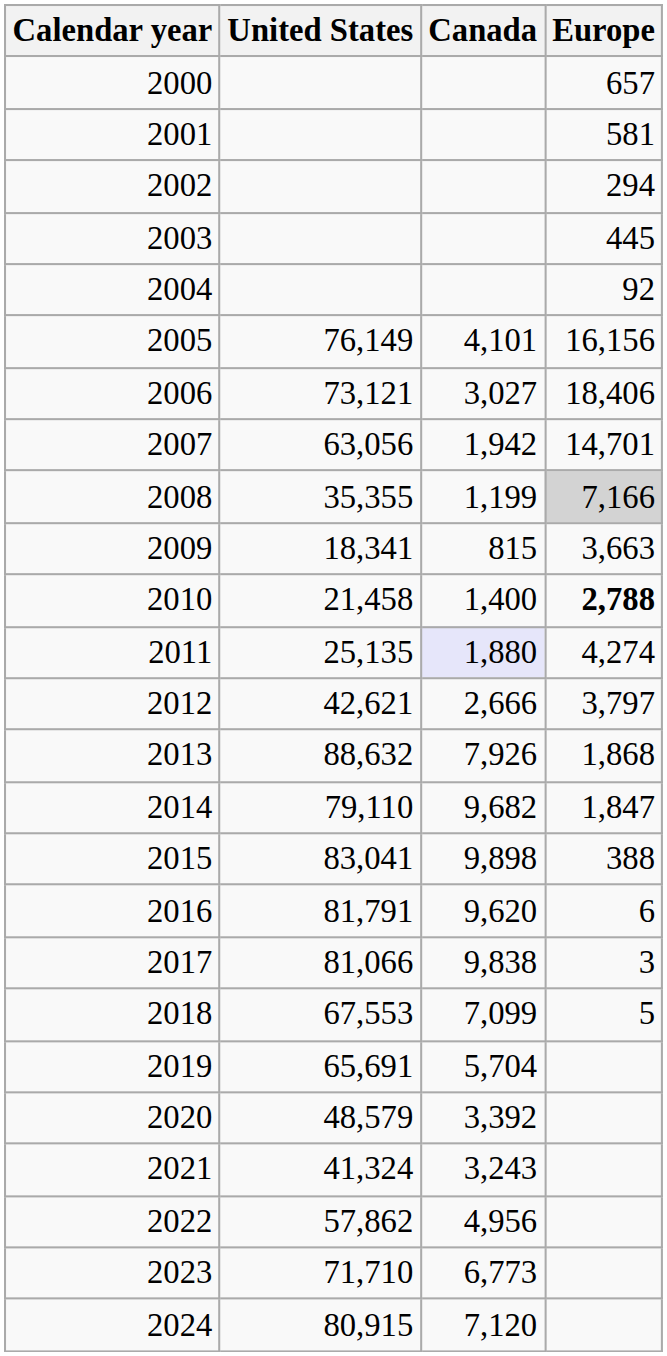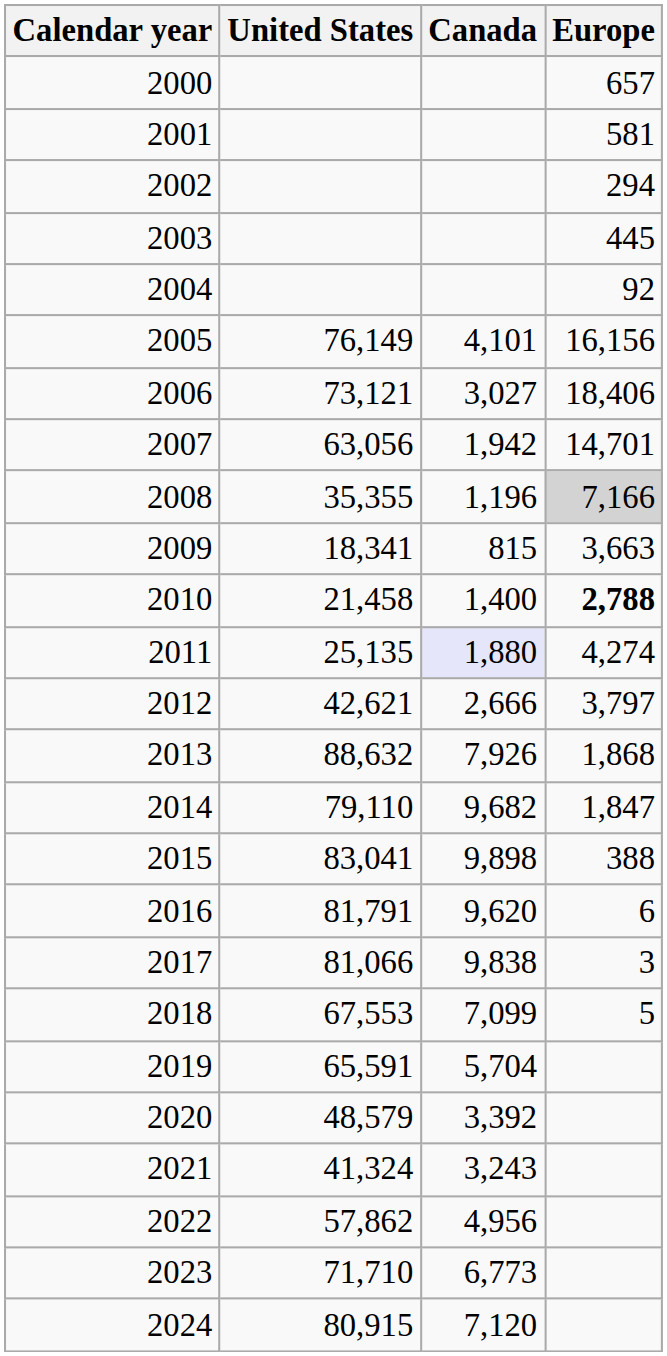(500, 496) 1,199 -> (500, 496) 1,196
(368, 1065) 65,691 -> (368, 1065) 65,591
